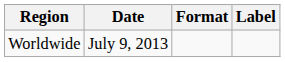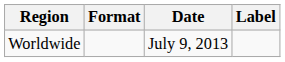columns swapped: (128, 17) <-> (202, 17)
